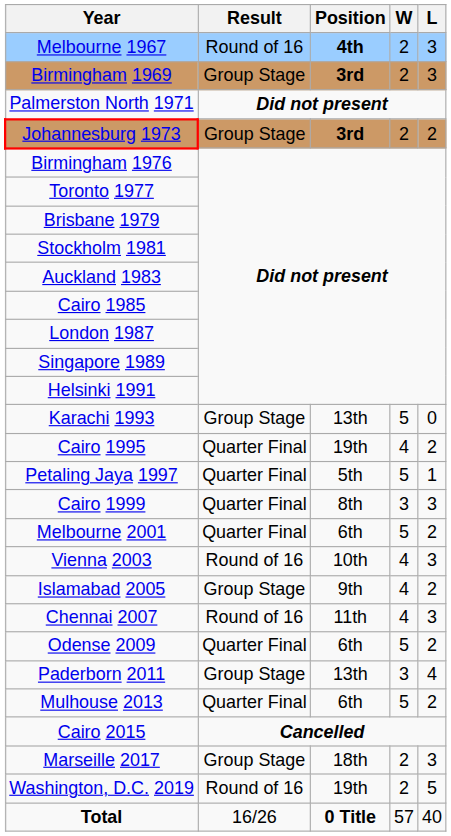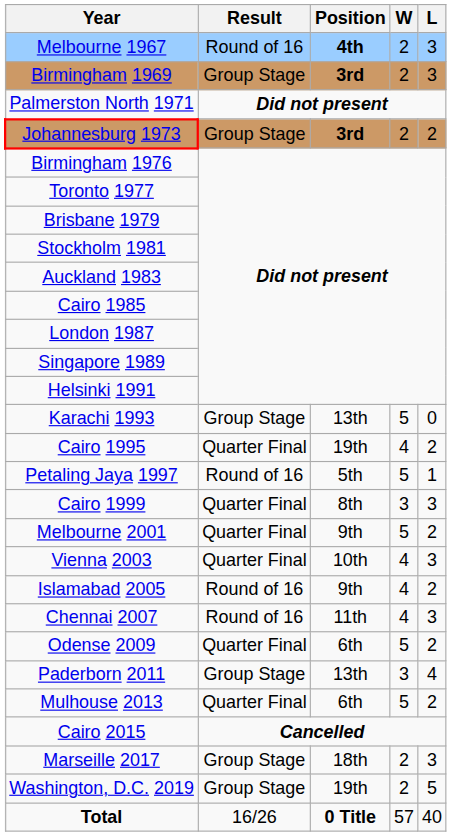(254, 475) Quarter Final -> (254, 475) Round of 16
(350, 532) 6th -> (350, 532) 9th
(254, 560) Round of 16 -> (254, 560) Quarter Final
(254, 589) Group Stage -> (254, 589) Round of 16
(254, 788) Round of 16 -> (254, 788) Group Stage
